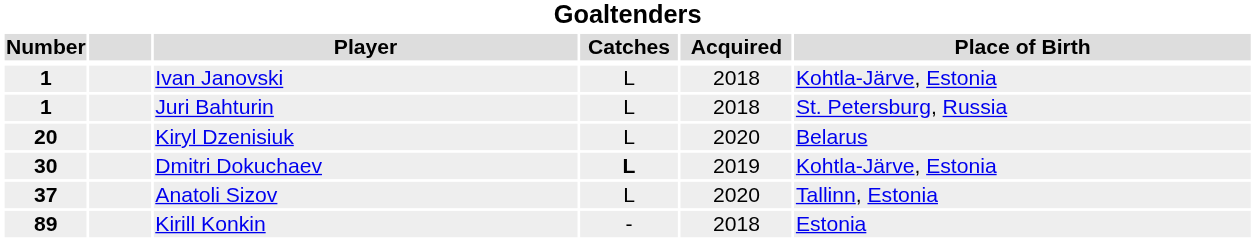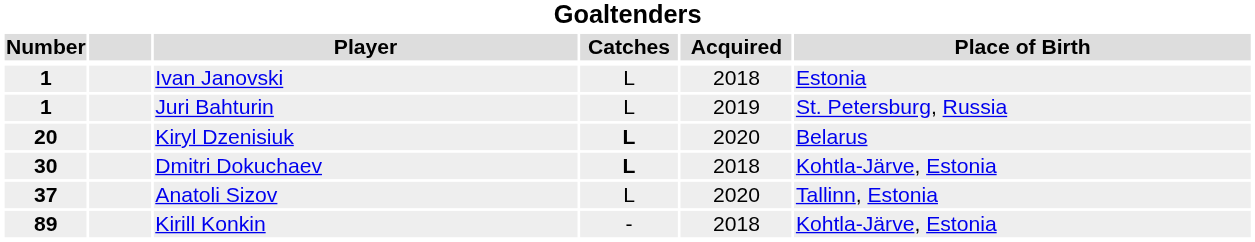(896, 78) Kohtla-Järve, Estonia -> (831, 78) Estonia
(736, 107) 2018 -> (736, 107) 2019
(629, 136) normal -> (629, 136) bold
(736, 165) 2019 -> (736, 165) 2018
(831, 223) Estonia -> (896, 223) Kohtla-Järve, Estonia
